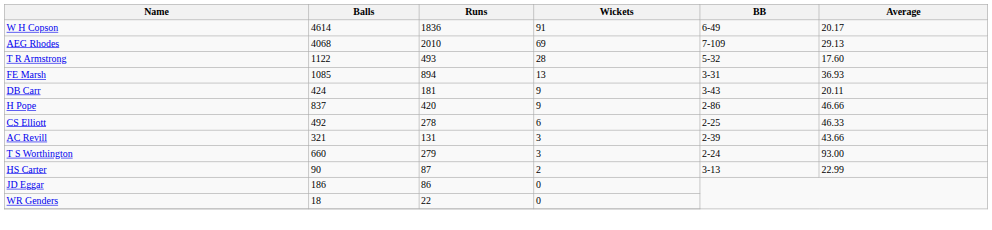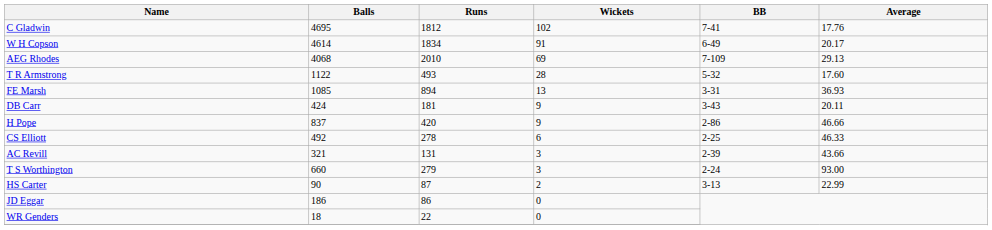+ row: (28, 28)
(431, 28) 1836 -> (431, 43) 1834
